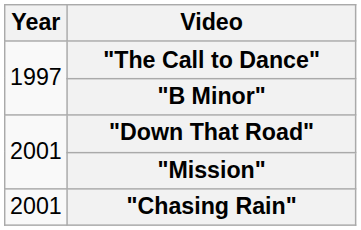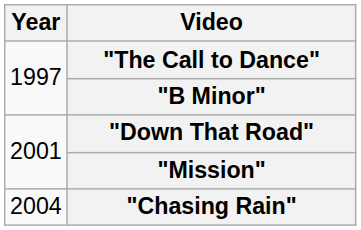(36, 206) 2001 -> (36, 206) 2004
